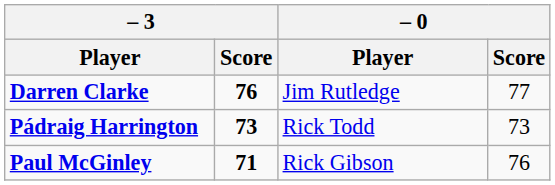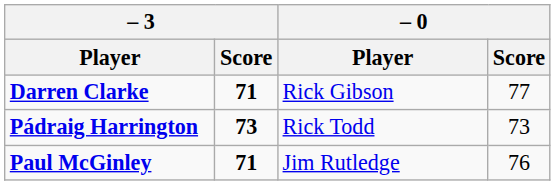(246, 92) 76 -> (246, 92) 71
(341, 92) Jim Rutledge -> (338, 92) Rick Gibson
(338, 162) Rick Gibson -> (341, 162) Jim Rutledge
